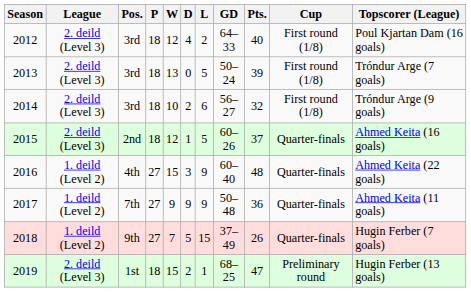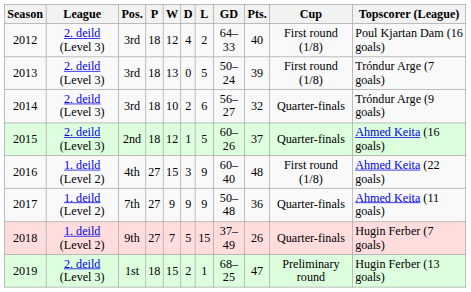(311, 106) First round (1/8) -> (311, 106) Quarter-finals
(311, 172) Quarter-finals -> (311, 172) First round (1/8)
